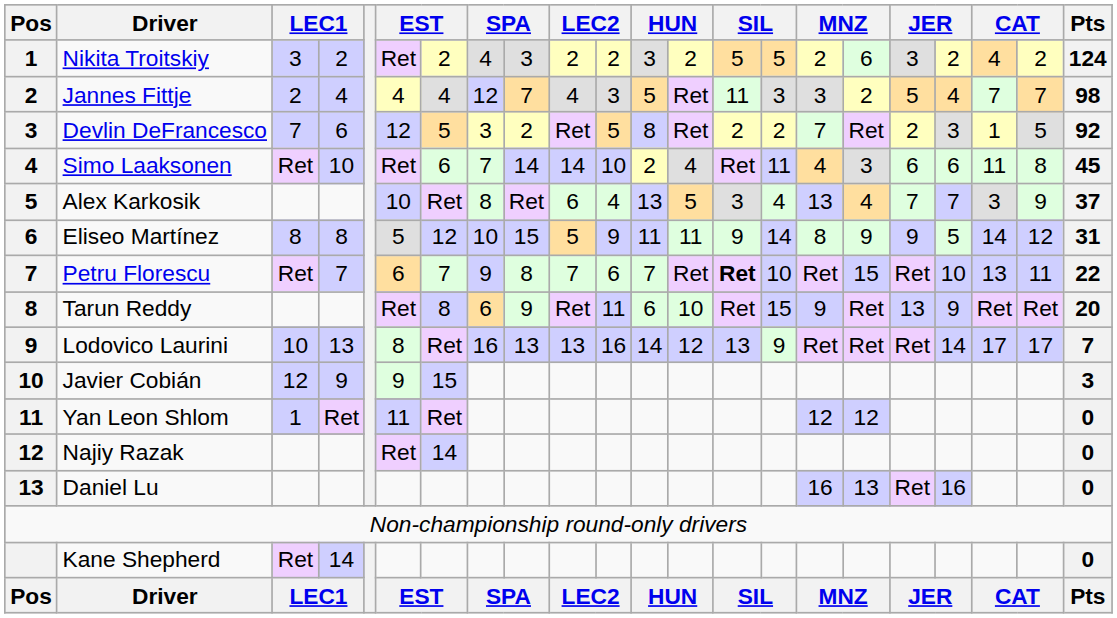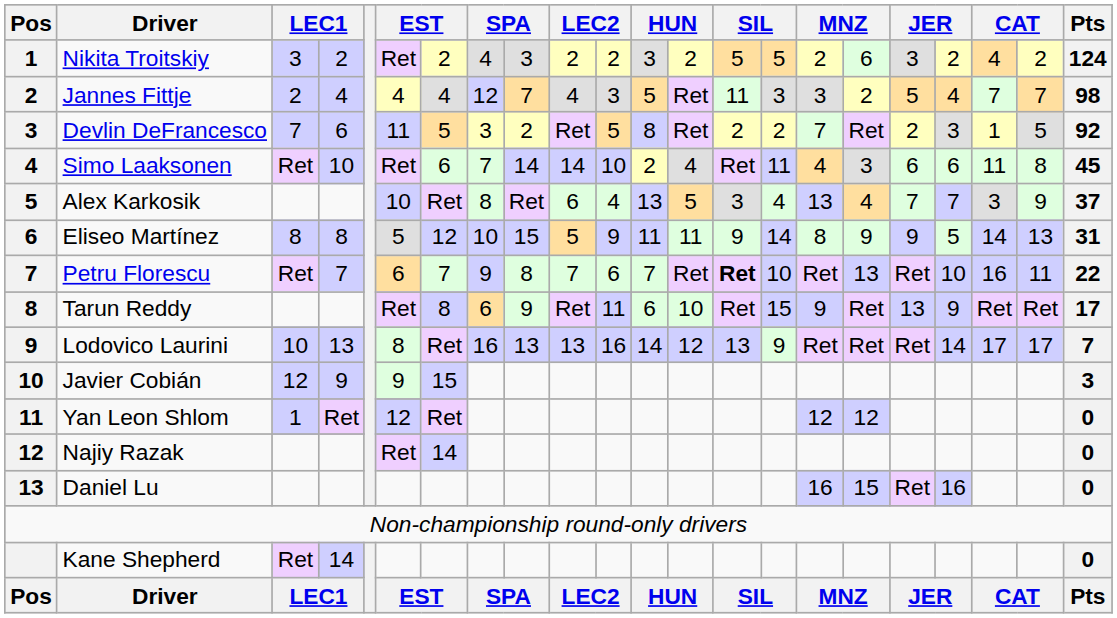(398, 130) 12 -> (398, 130) 11
(1040, 237) 12 -> (1040, 237) 13
(866, 273) 15 -> (866, 273) 13
(994, 273) 13 -> (994, 273) 16
(1088, 309) 20 -> (1088, 309) 17
(398, 416) 11 -> (398, 416) 12
(866, 488) 13 -> (866, 488) 15
